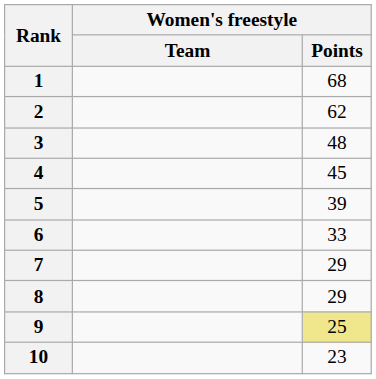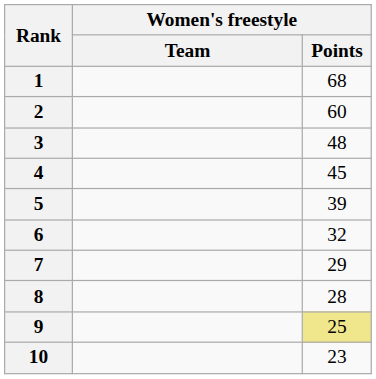(337, 111) 62 -> (337, 111) 60
(337, 234) 33 -> (337, 234) 32
(337, 296) 29 -> (337, 296) 28
